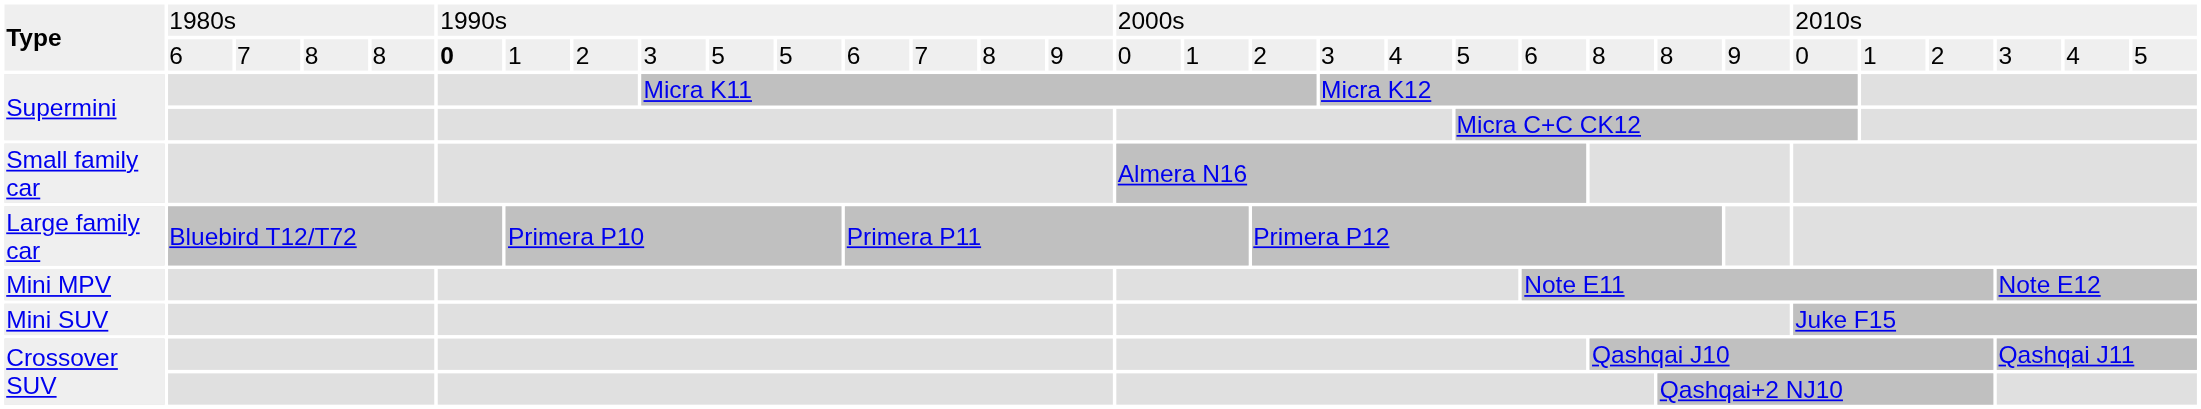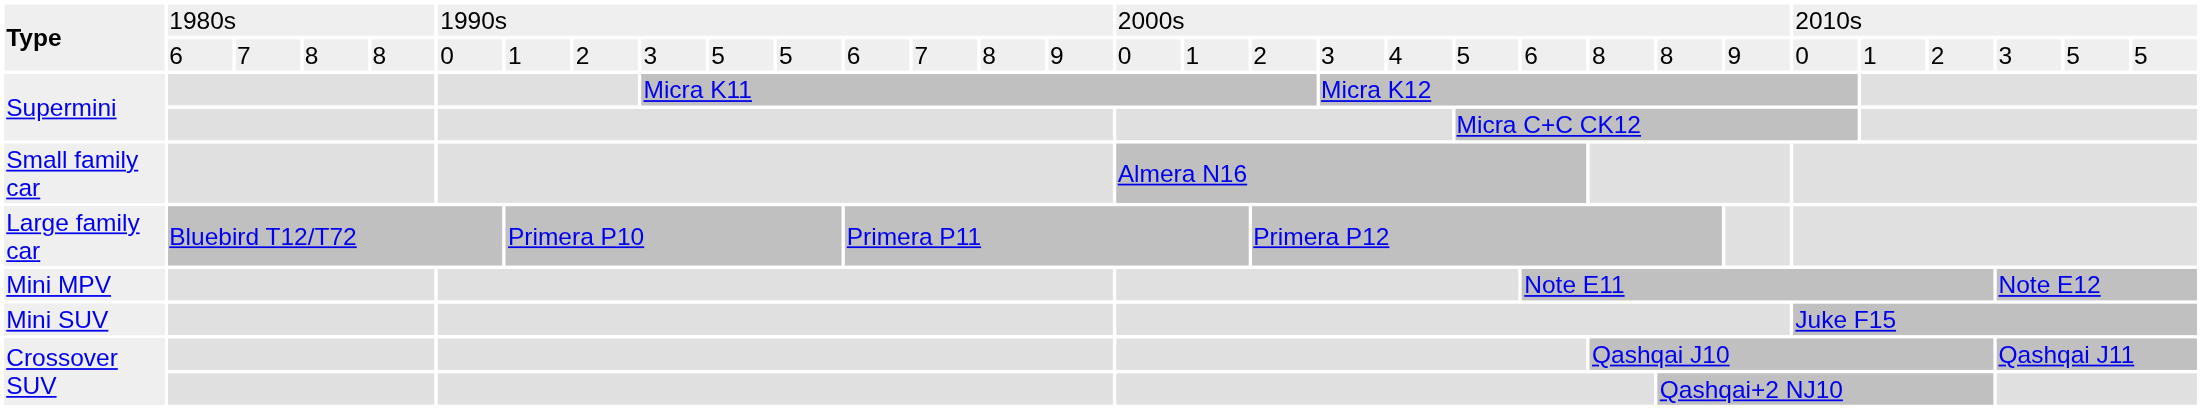(447, 55) bold -> (447, 55) normal
(2073, 55) 4 -> (2073, 55) 5
